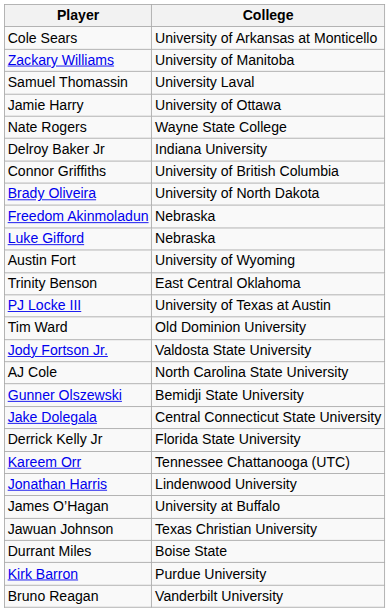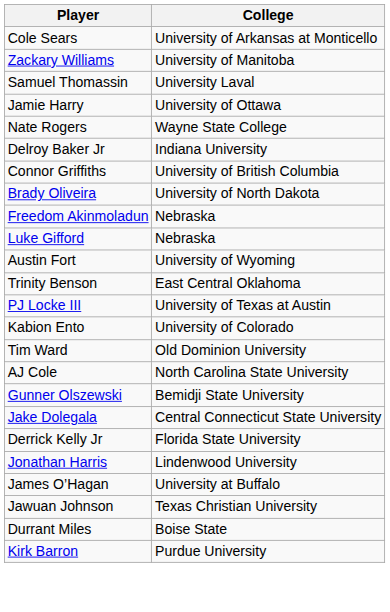+ row: (46, 328)
- row: (58, 350)
- row: (44, 462)
- row: (53, 596)
